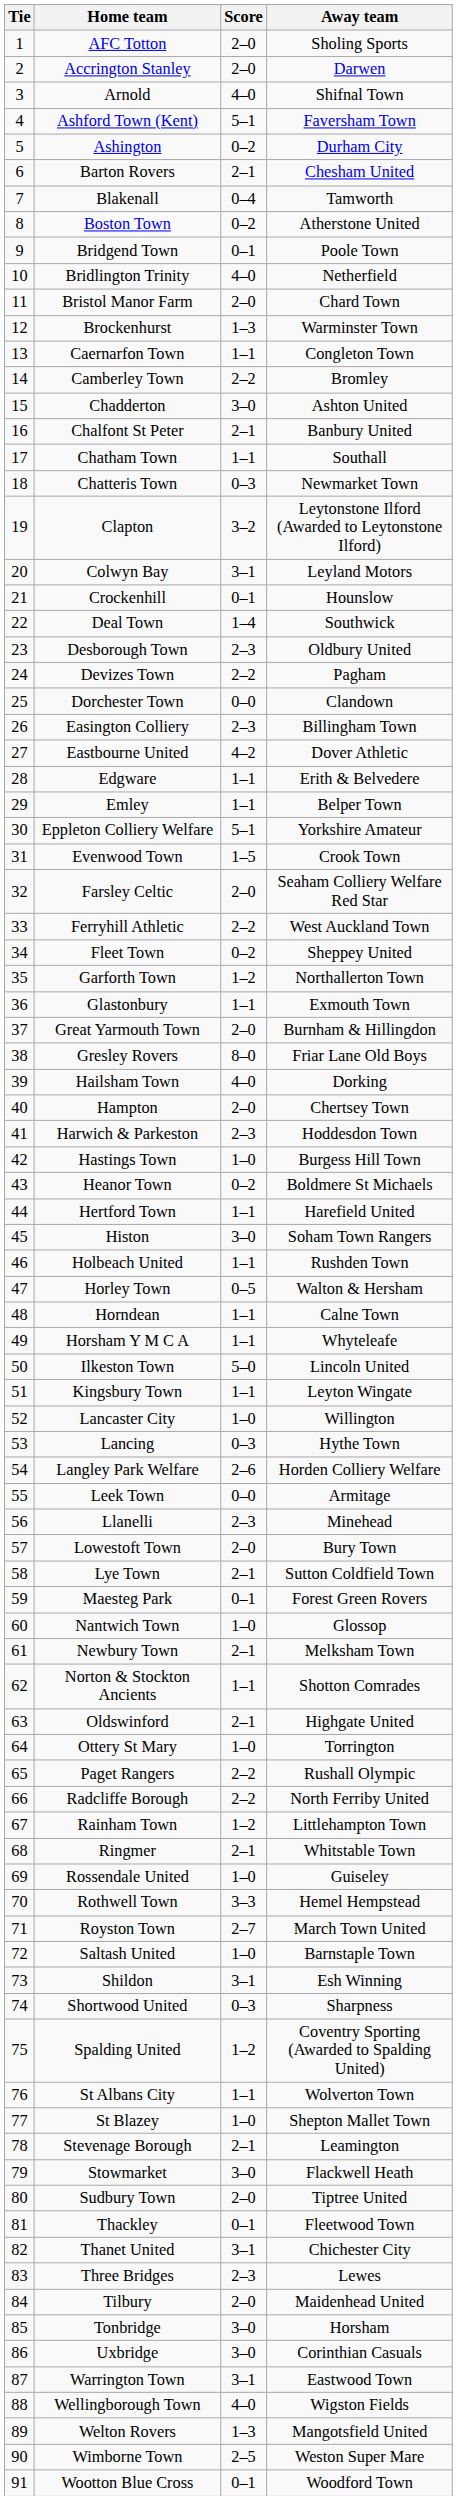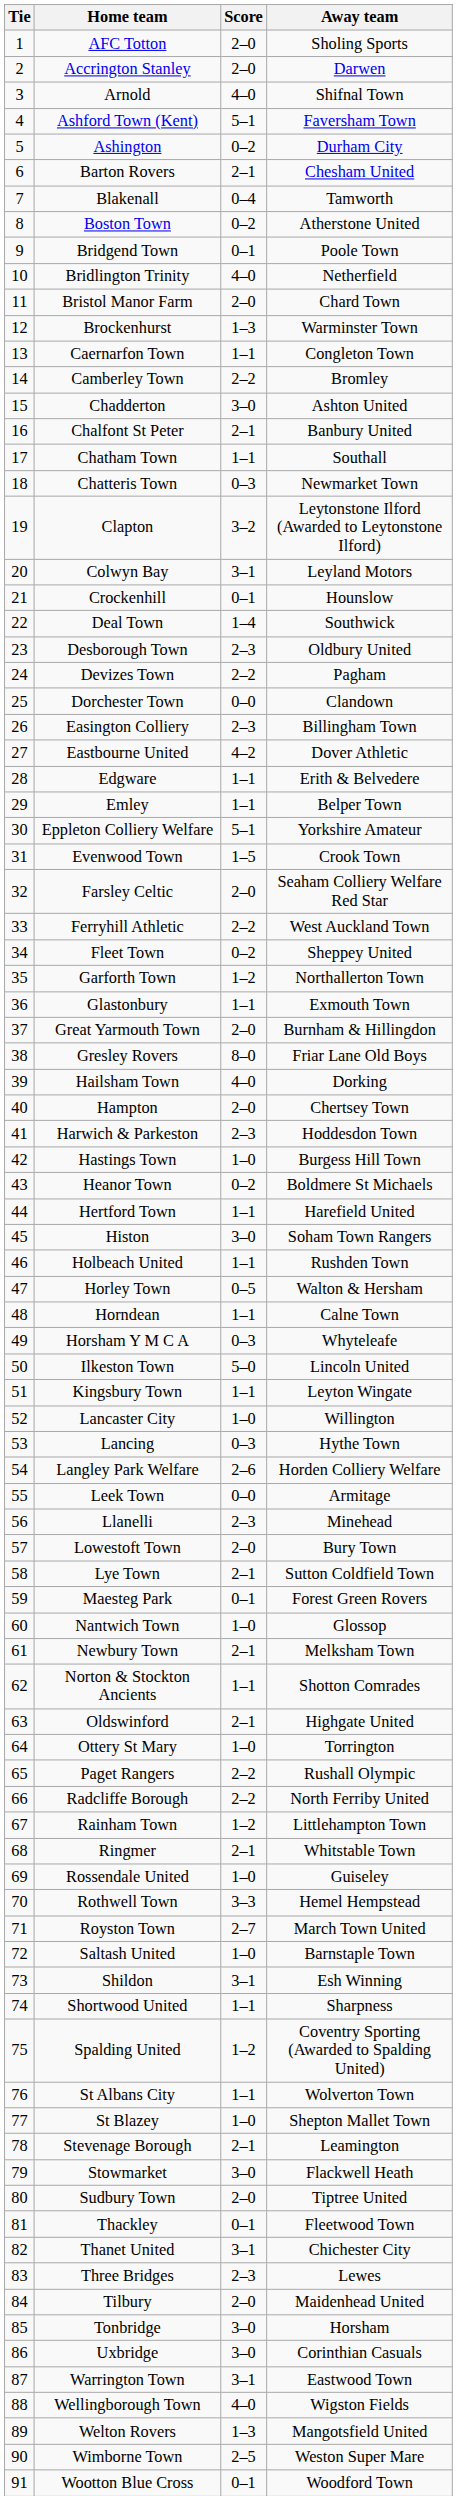(244, 1340) 1–1 -> (244, 1340) 0–3
(244, 2006) 0–3 -> (244, 2006) 1–1
